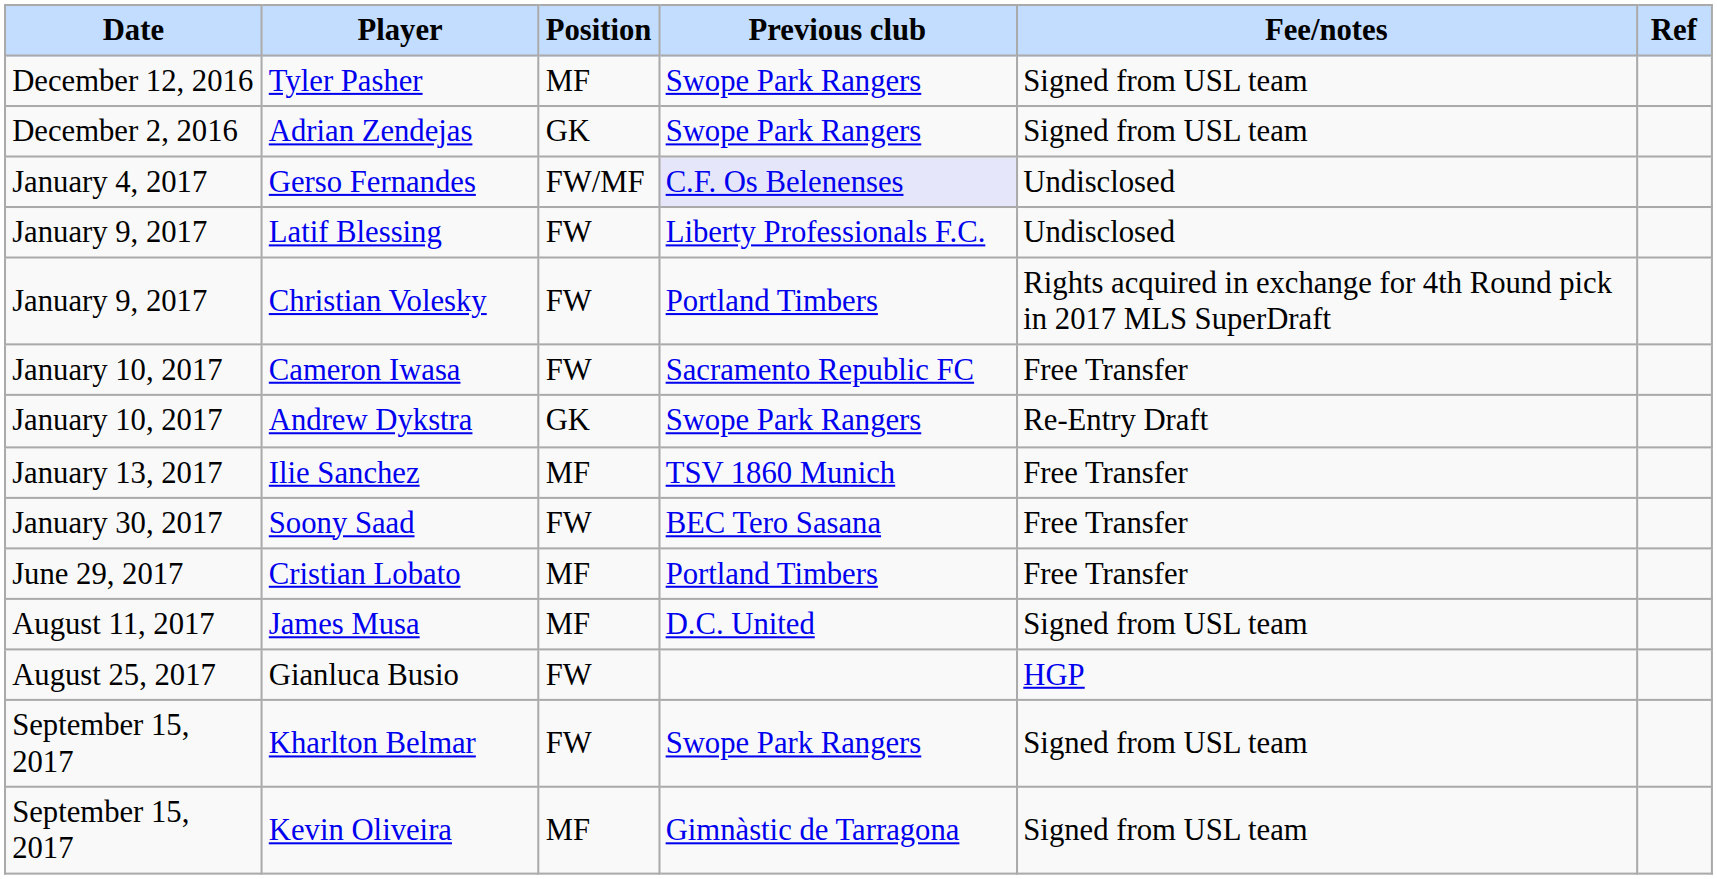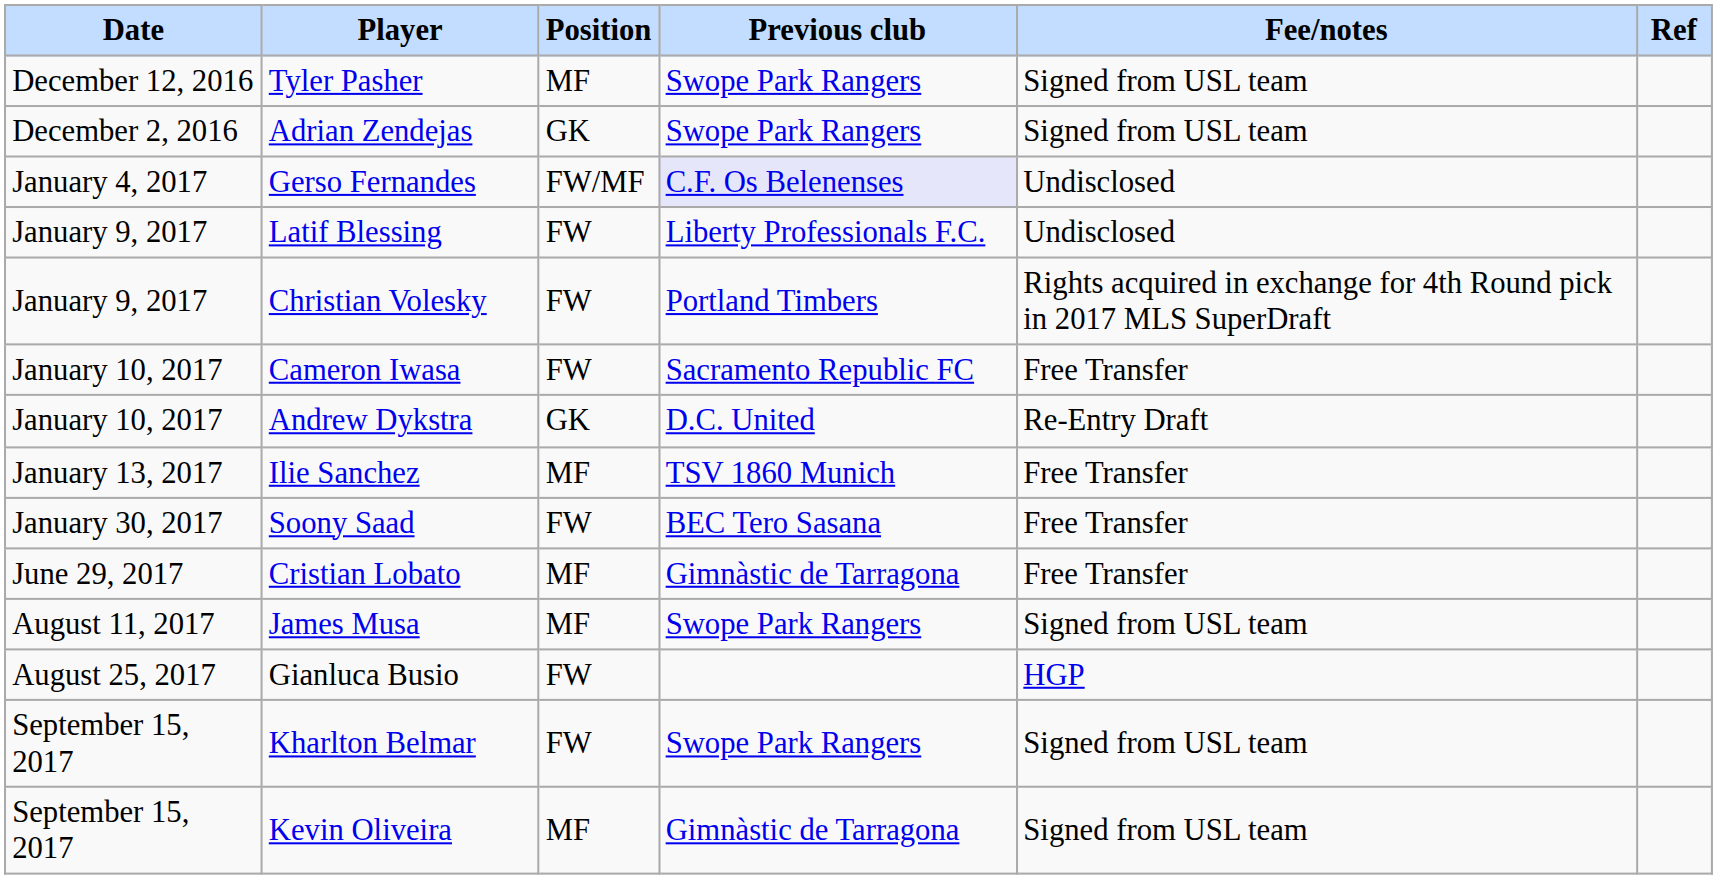(793, 420) Swope Park Rangers -> (740, 420) D.C. United
(772, 572) Portland Timbers -> (813, 572) Gimnàstic de Tarragona
(740, 623) D.C. United -> (793, 623) Swope Park Rangers
